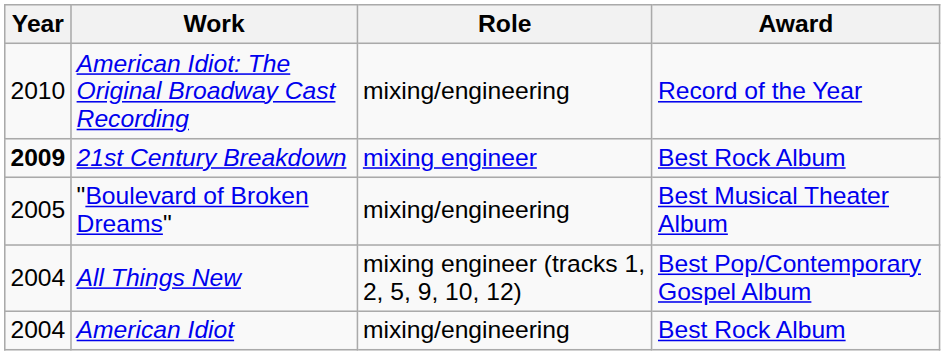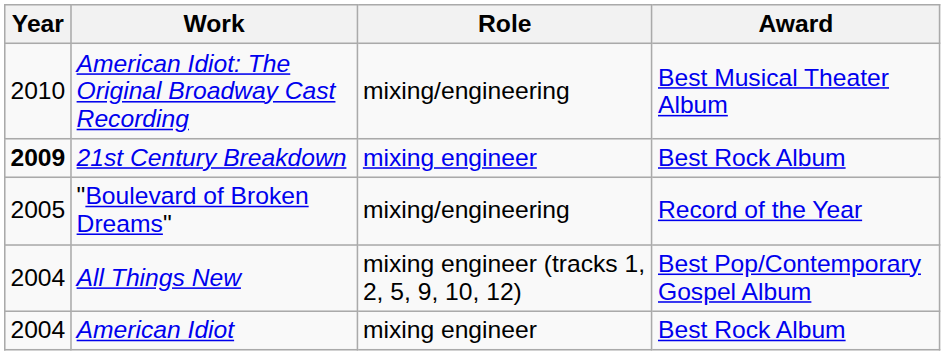(760, 90) Record of the Year -> (773, 90) Best Musical Theater Album
(773, 210) Best Musical Theater Album -> (760, 210) Record of the Year
(466, 330) mixing/engineering -> (450, 330) mixing engineer
